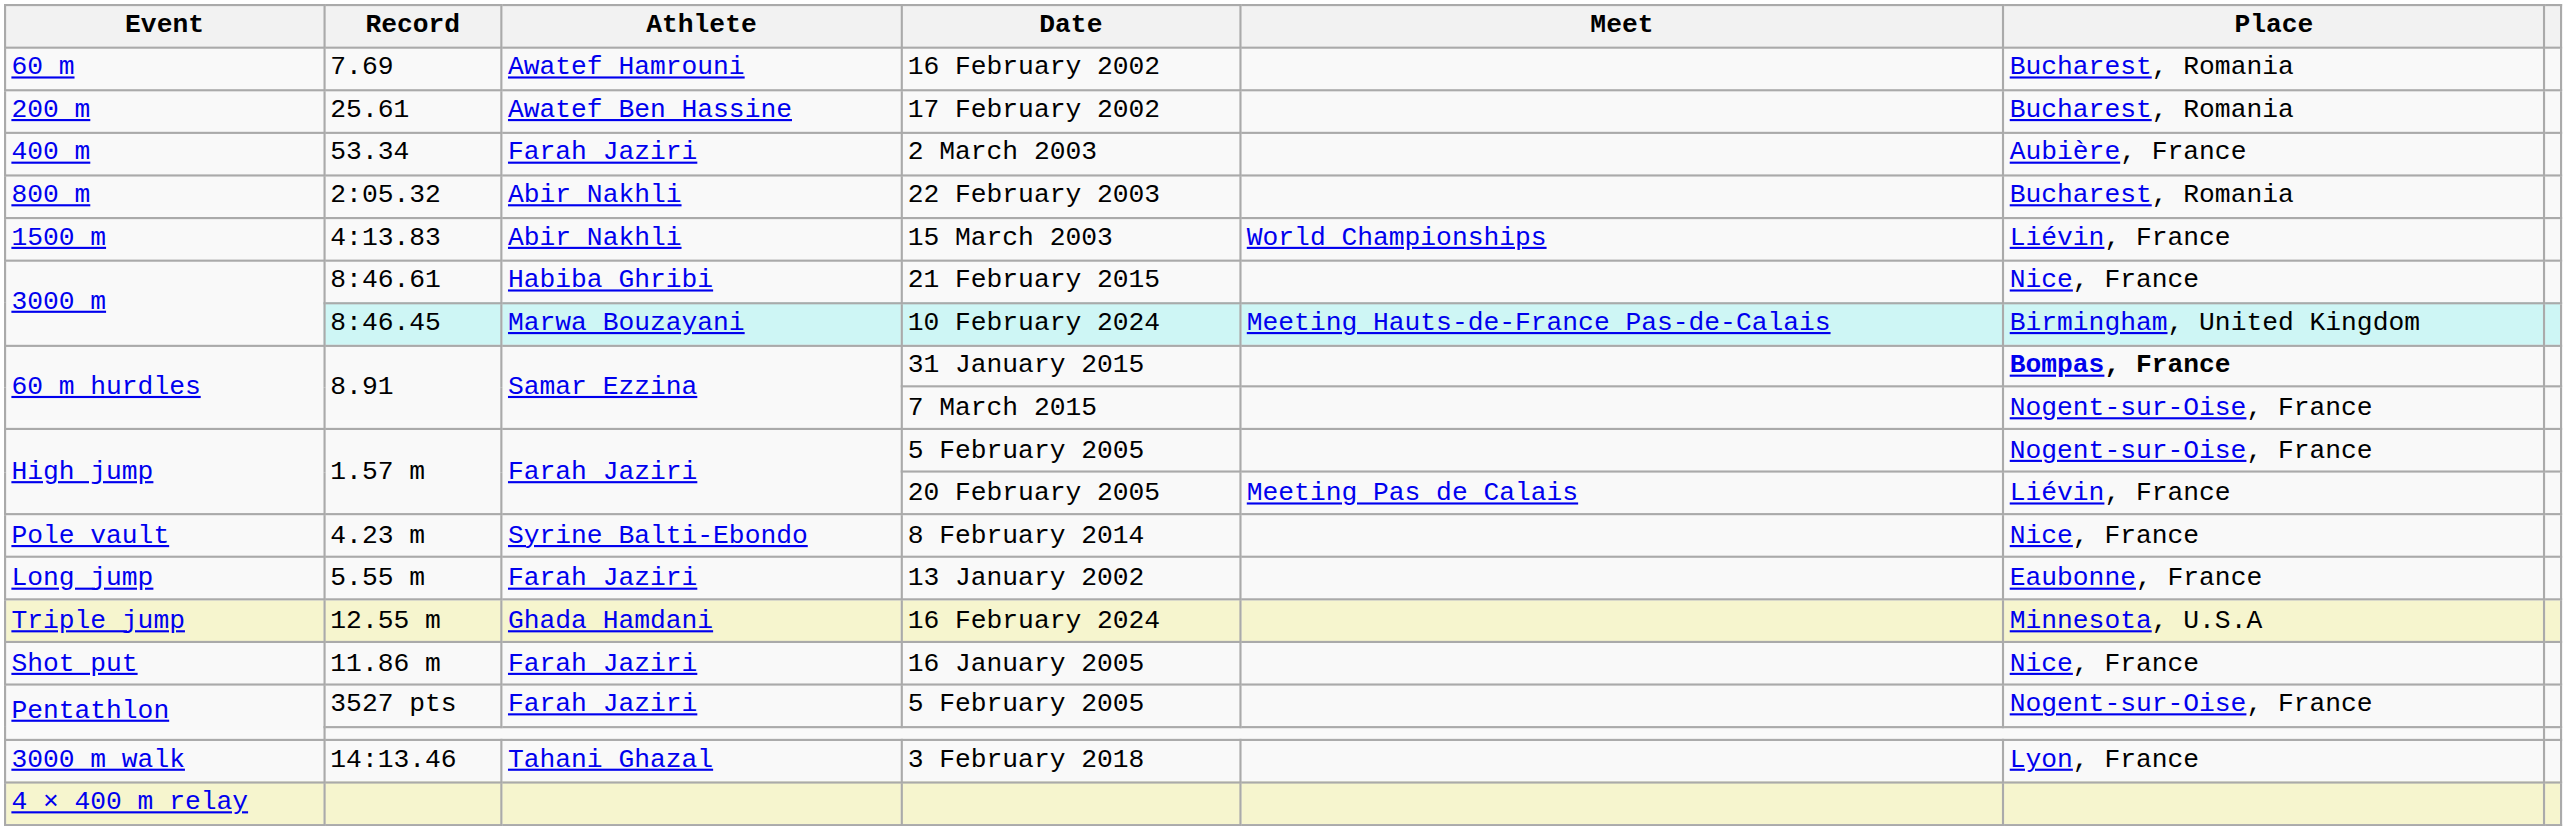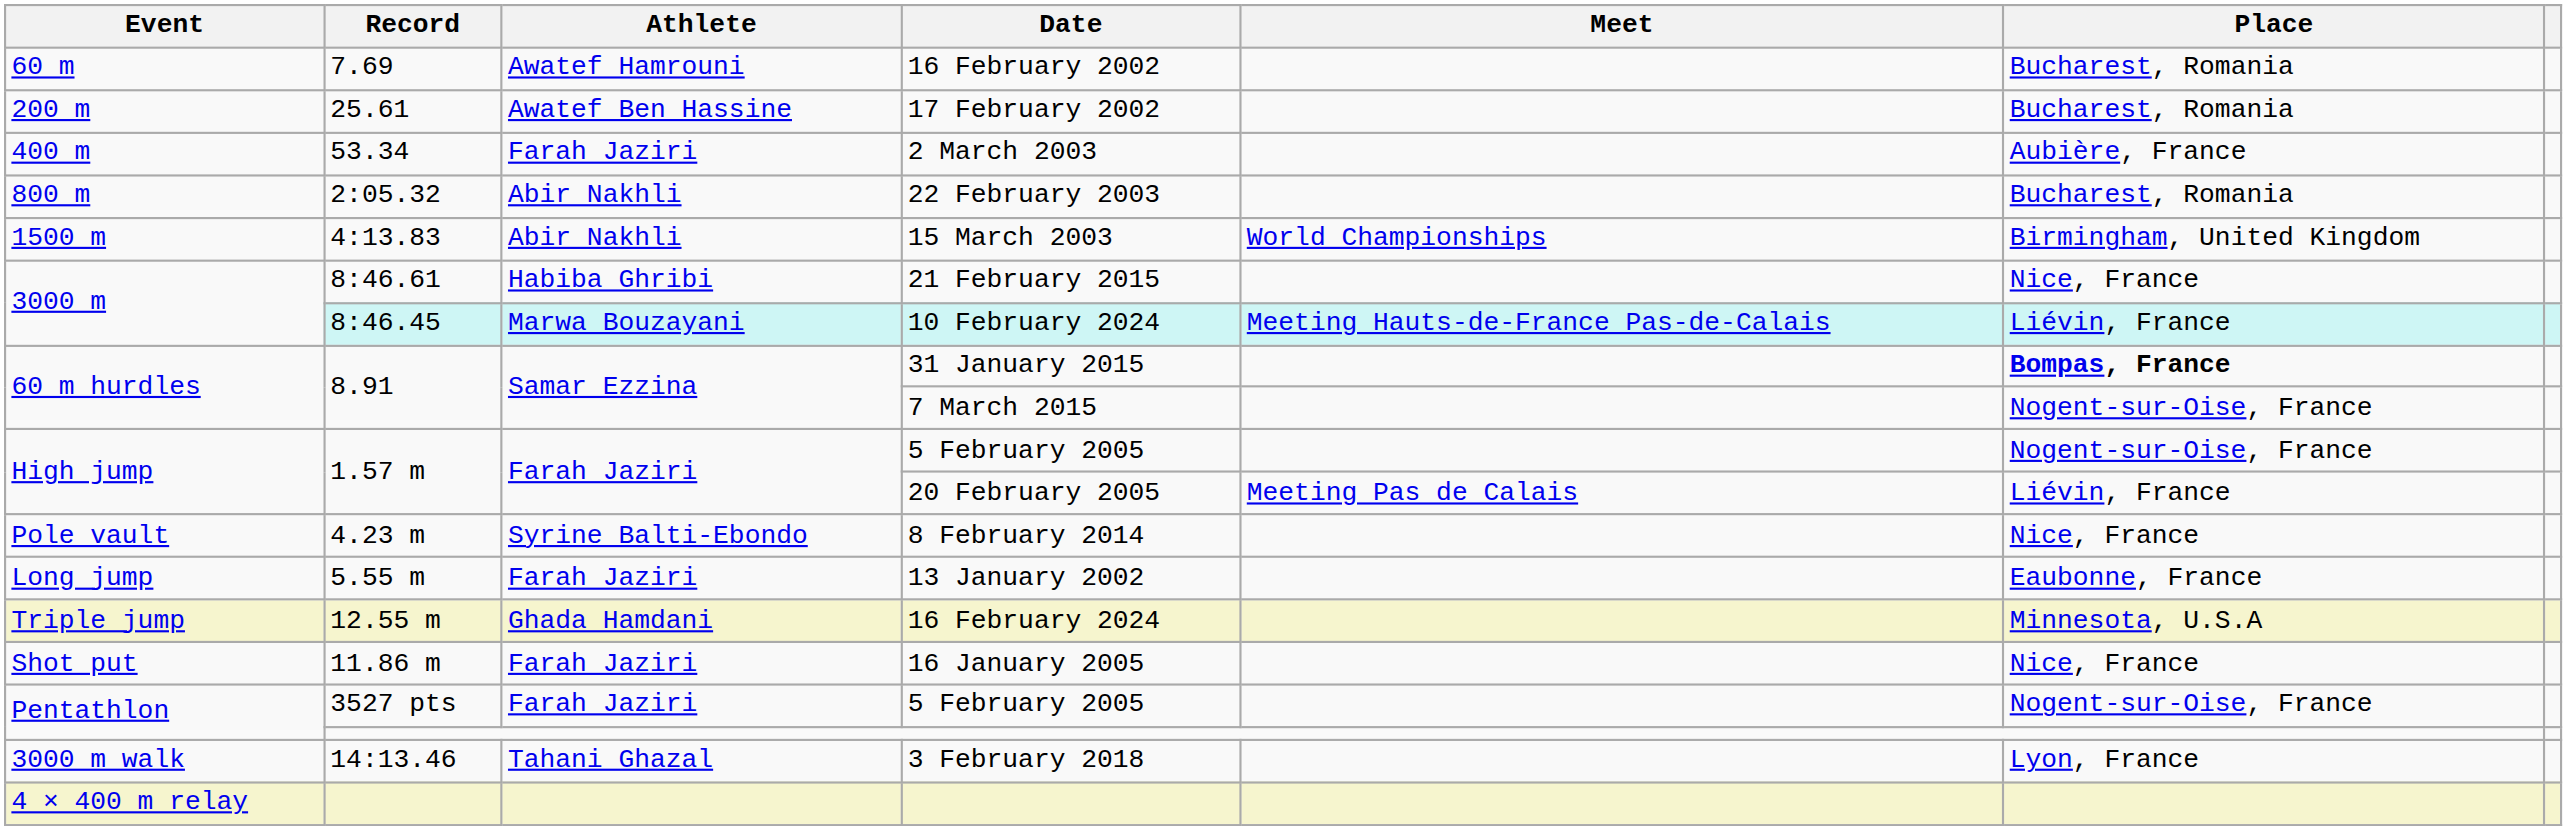(2120, 239) Liévin, France -> (2215, 239) Birmingham, United Kingdom
(2215, 324) Birmingham, United Kingdom -> (2120, 324) Liévin, France
